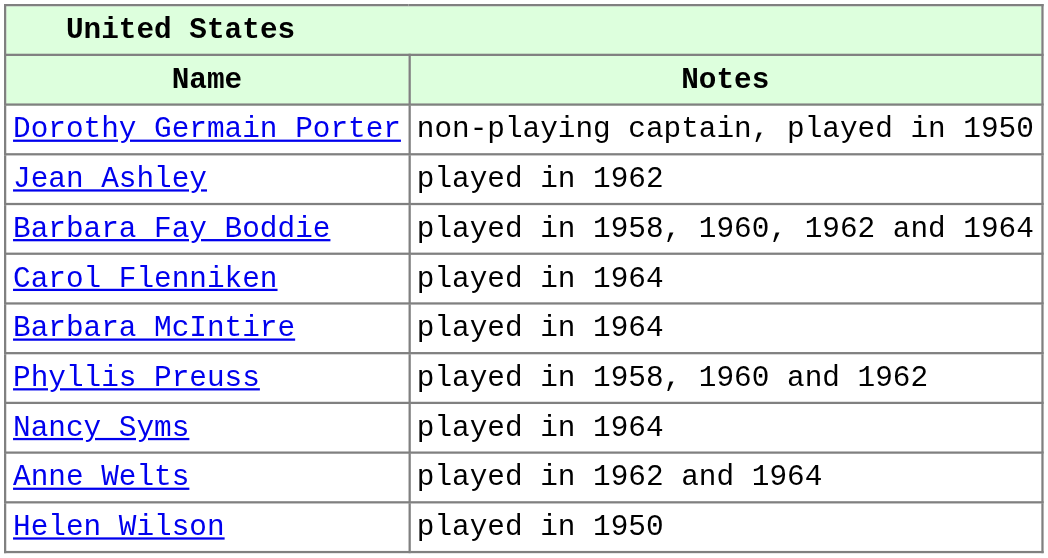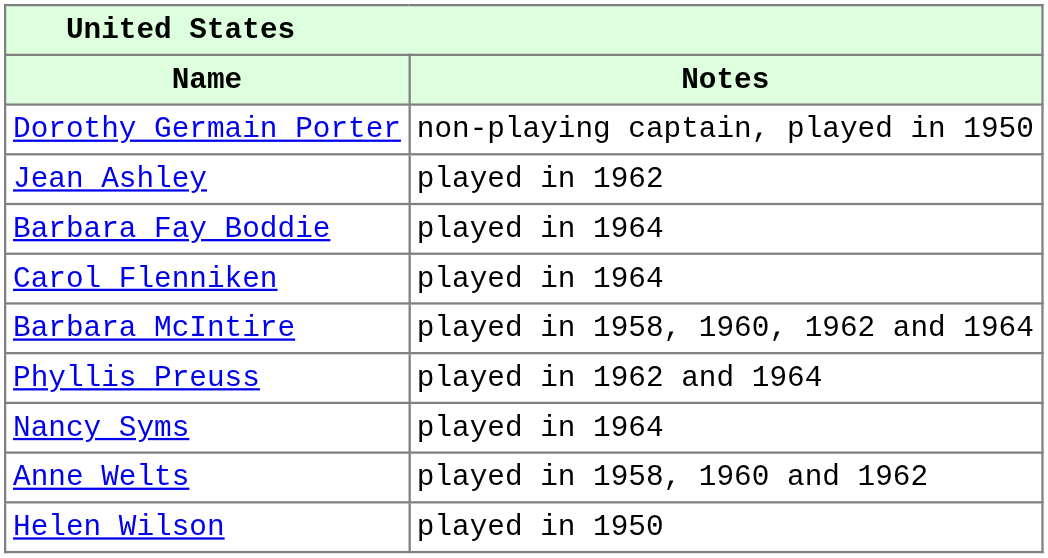(725, 229) played in 1958, 1960, 1962 and 1964 -> (540, 229) played in 1964
(540, 328) played in 1964 -> (725, 328) played in 1958, 1960, 1962 and 1964
(672, 378) played in 1958, 1960 and 1962 -> (620, 378) played in 1962 and 1964
(620, 477) played in 1962 and 1964 -> (672, 477) played in 1958, 1960 and 1962
